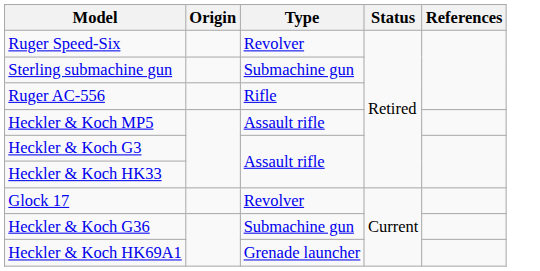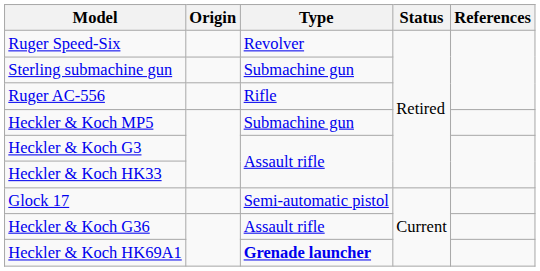(284, 122) Assault rifle -> (299, 122) Submachine gun
(274, 200) Revolver -> (316, 200) Semi-automatic pistol
(299, 226) Submachine gun -> (284, 226) Assault rifle
(302, 252) normal -> (307, 252) bold
